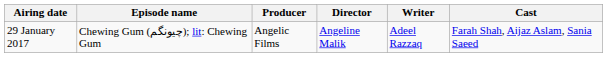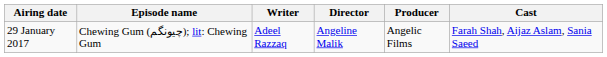columns swapped: (418, 13) <-> (284, 13)
